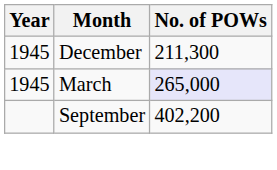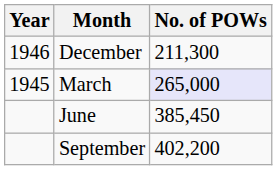(29, 52) 1945 -> (29, 52) 1946
+ row: (77, 116)
